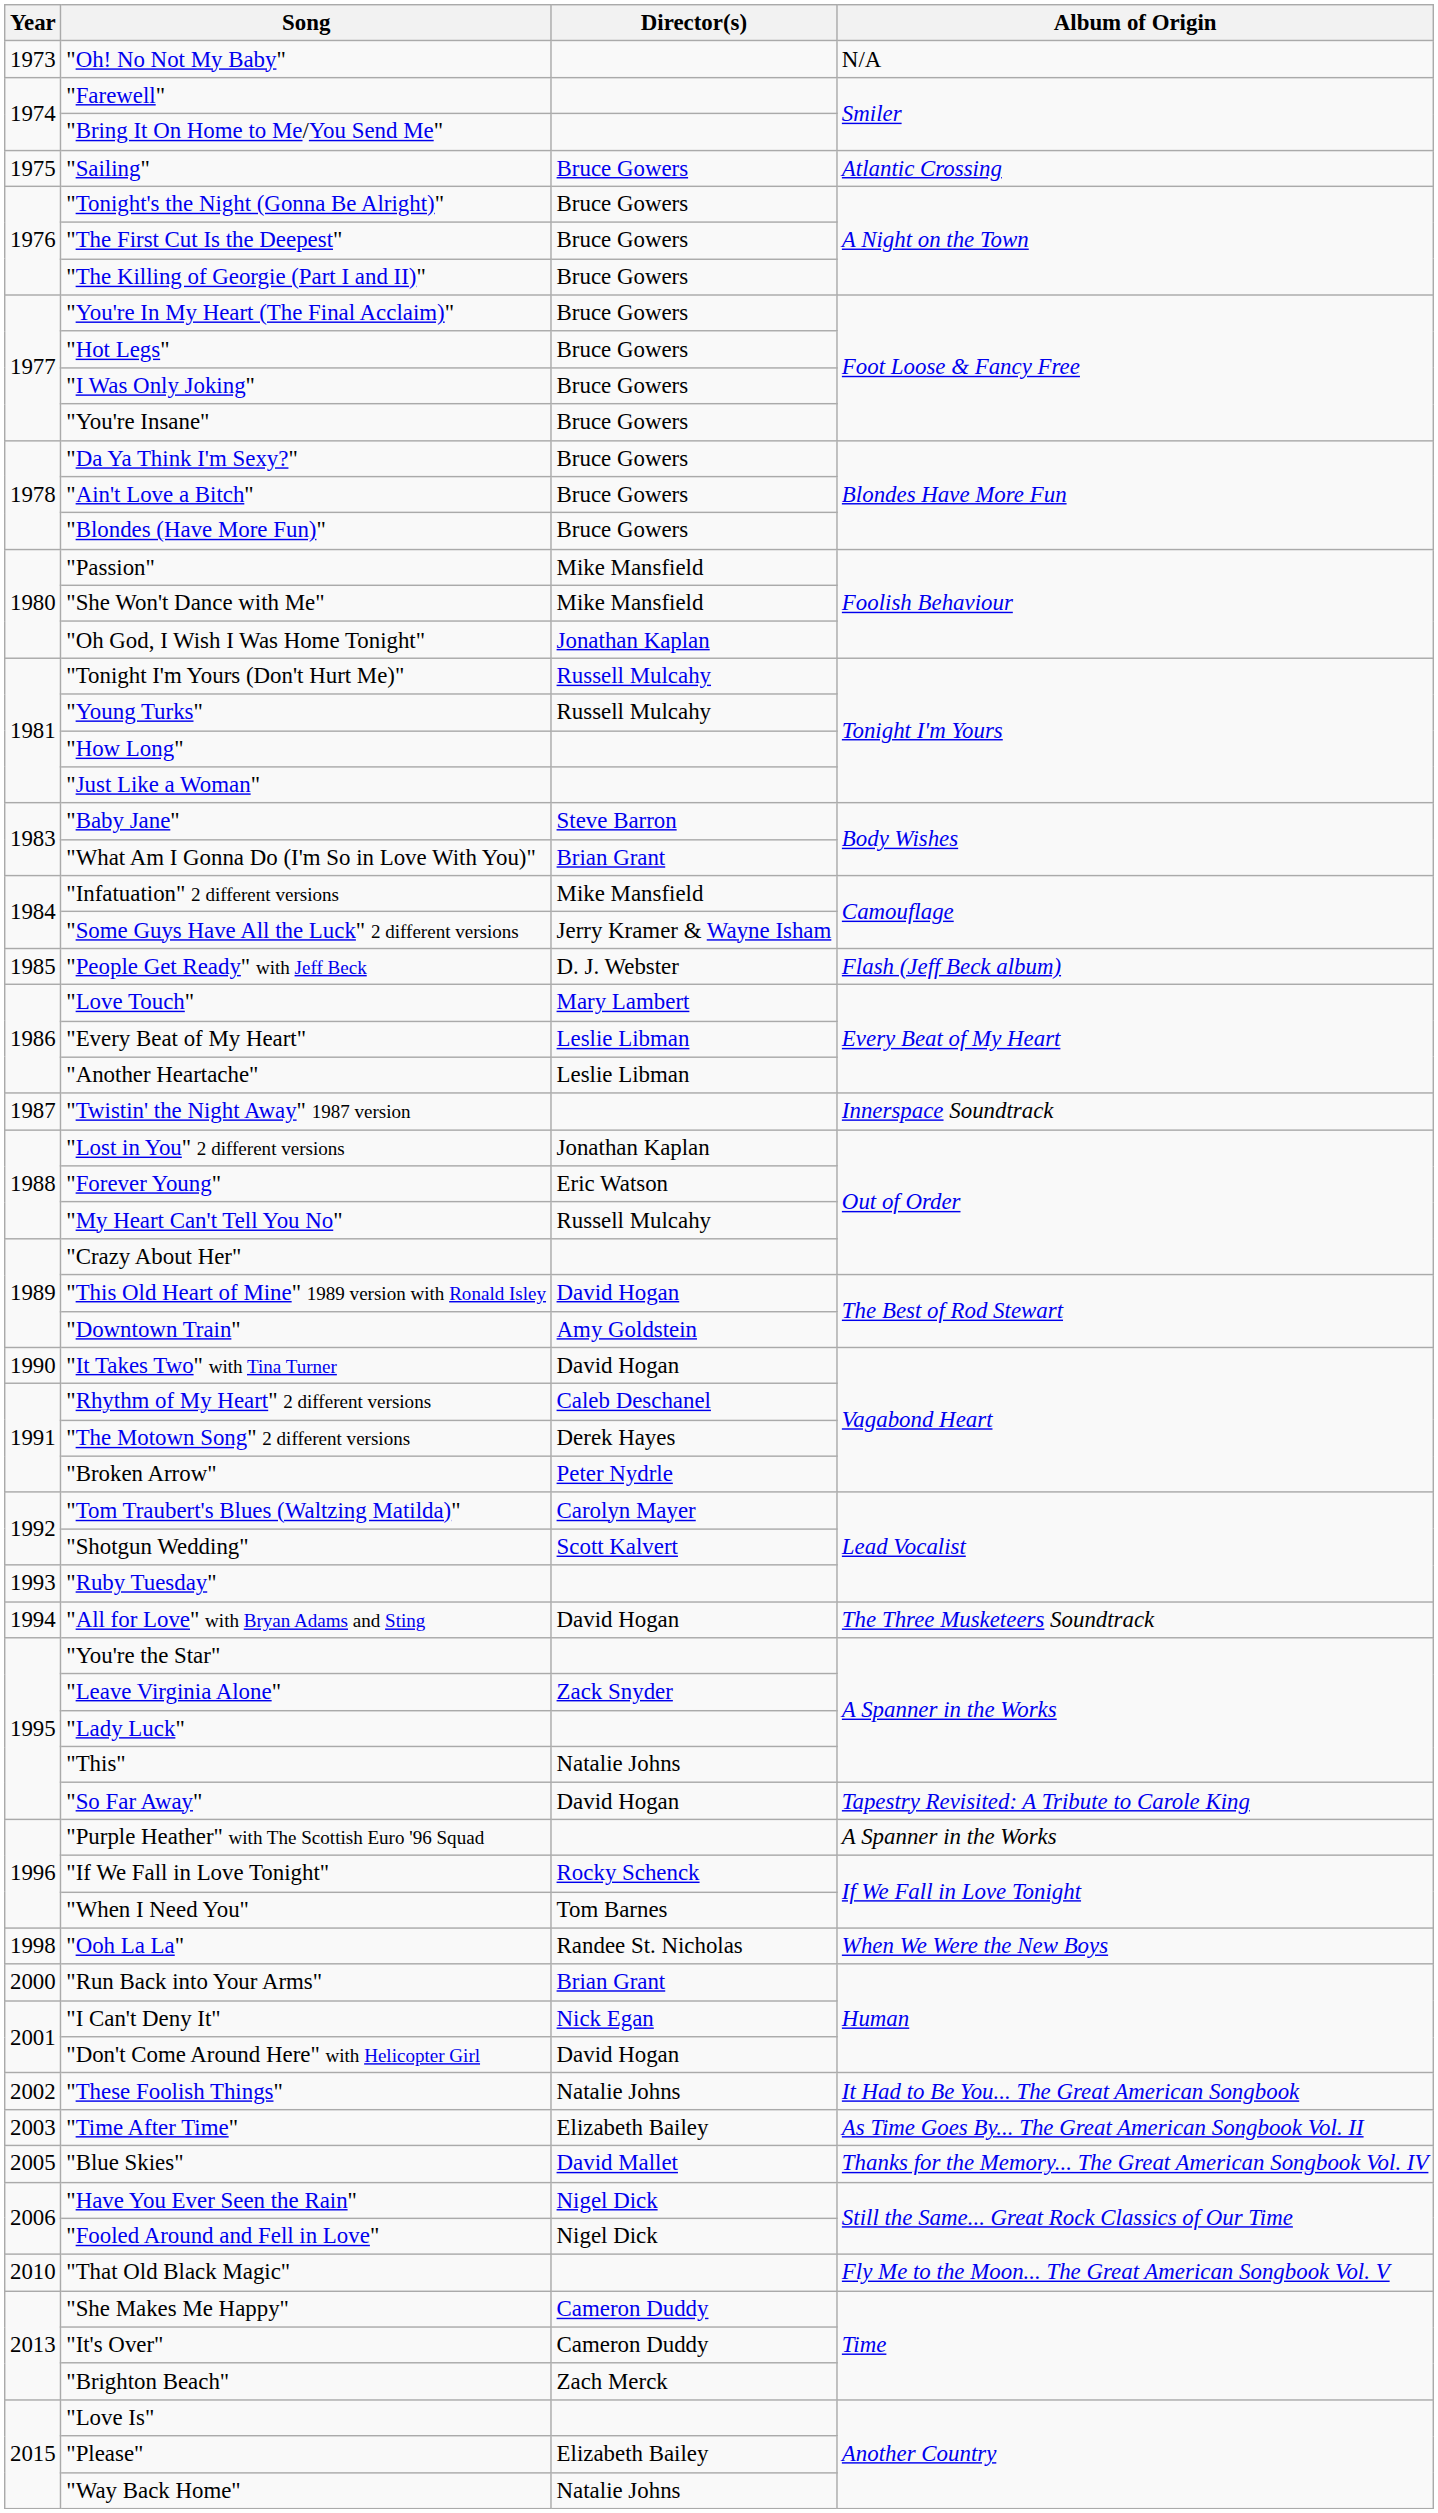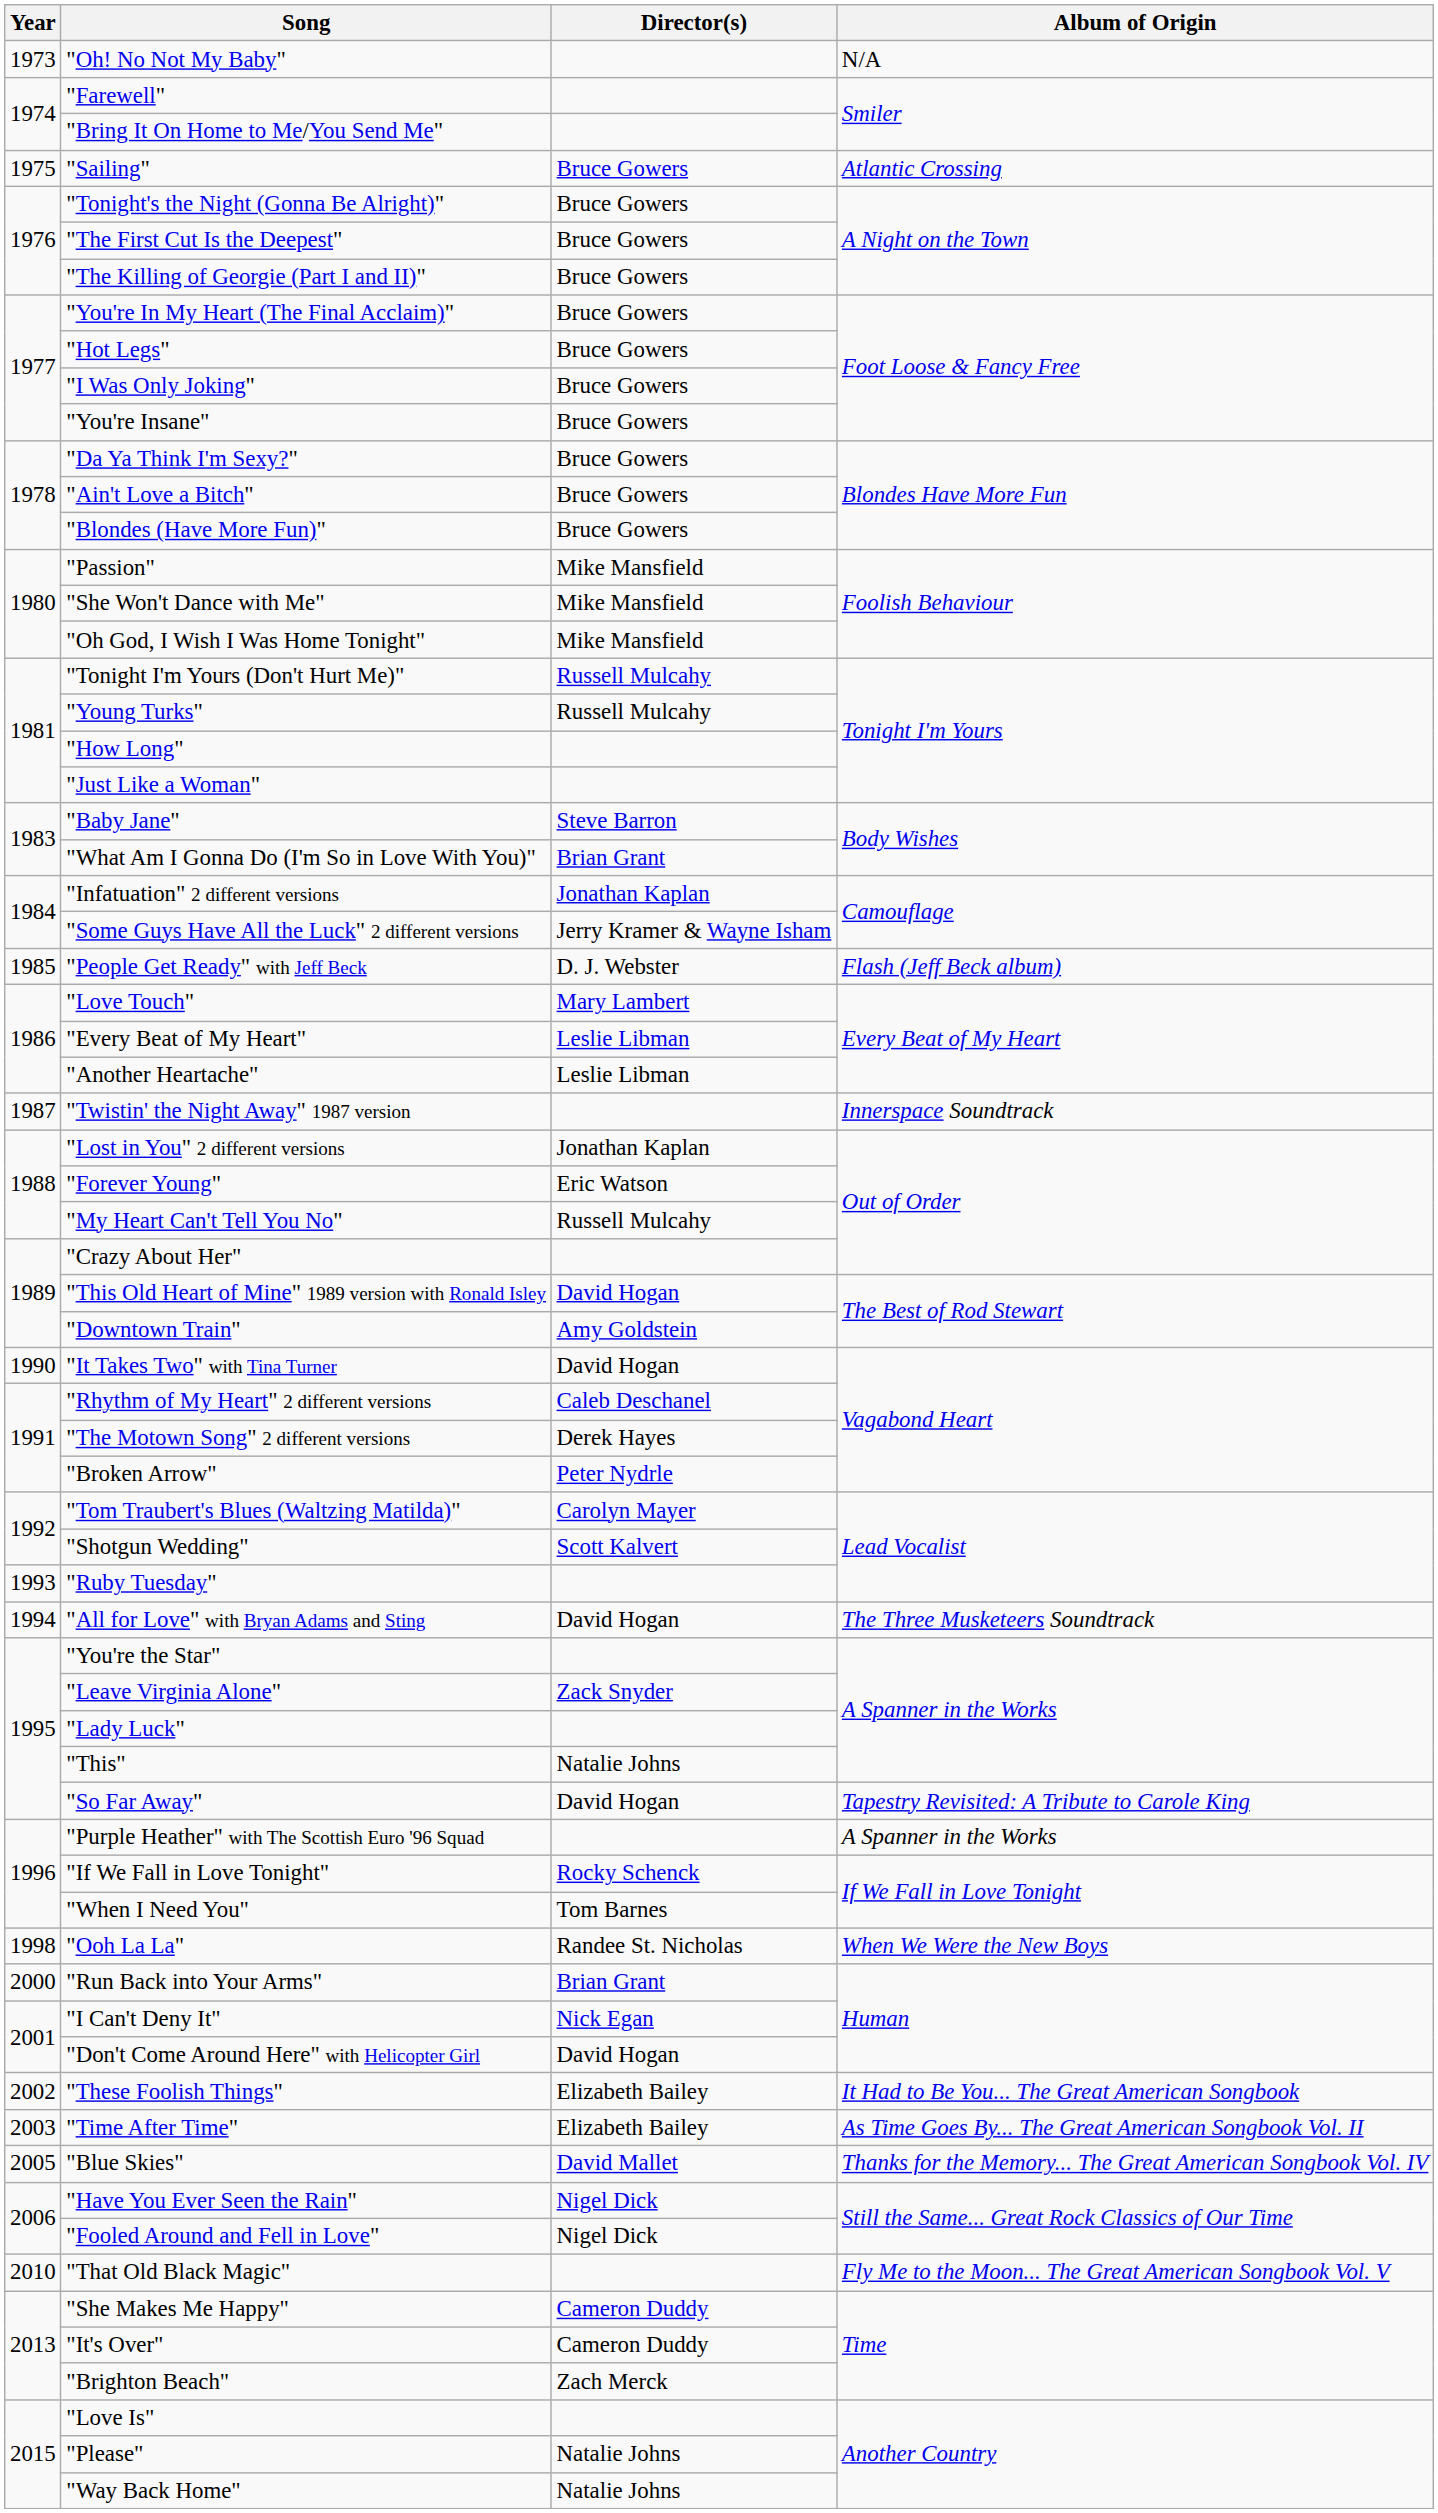(633, 639) Jonathan Kaplan -> (630, 639) Mike Mansfield
(630, 893) Mike Mansfield -> (633, 893) Jonathan Kaplan
(619, 2090) Natalie Johns -> (633, 2090) Elizabeth Bailey
(633, 2453) Elizabeth Bailey -> (619, 2453) Natalie Johns
